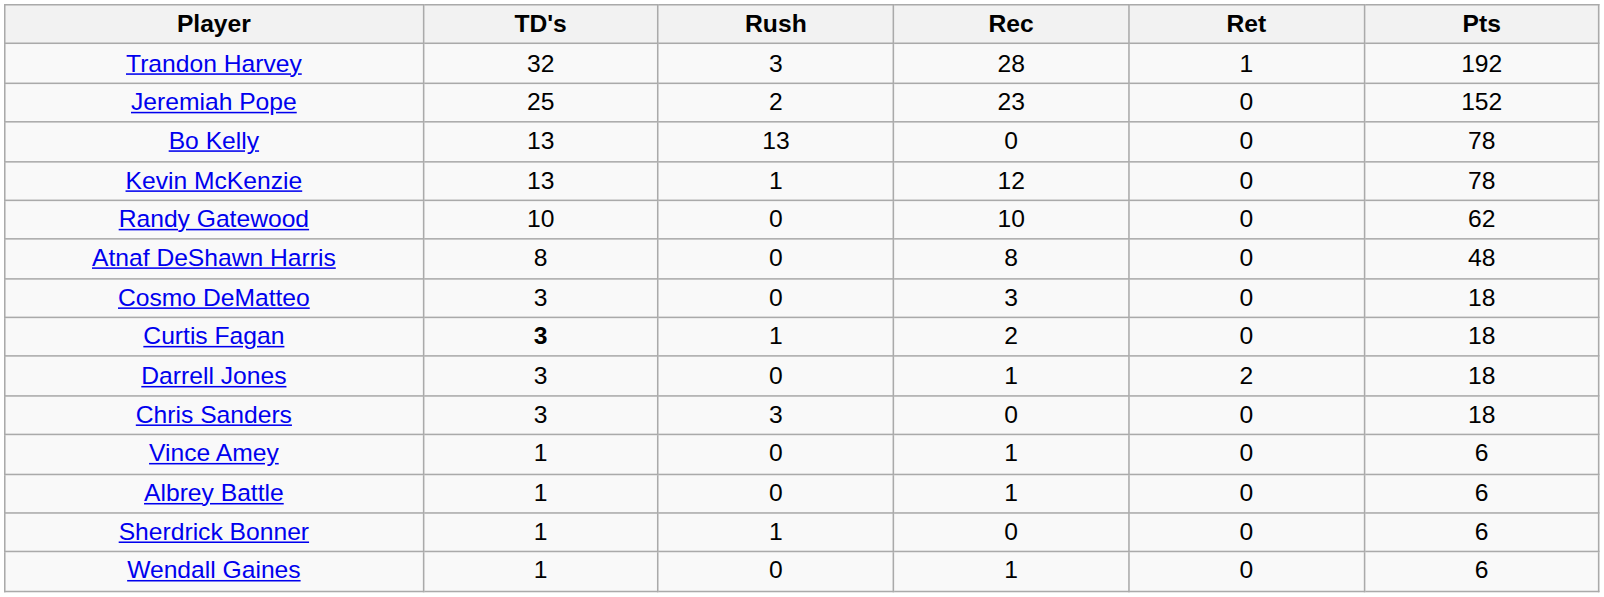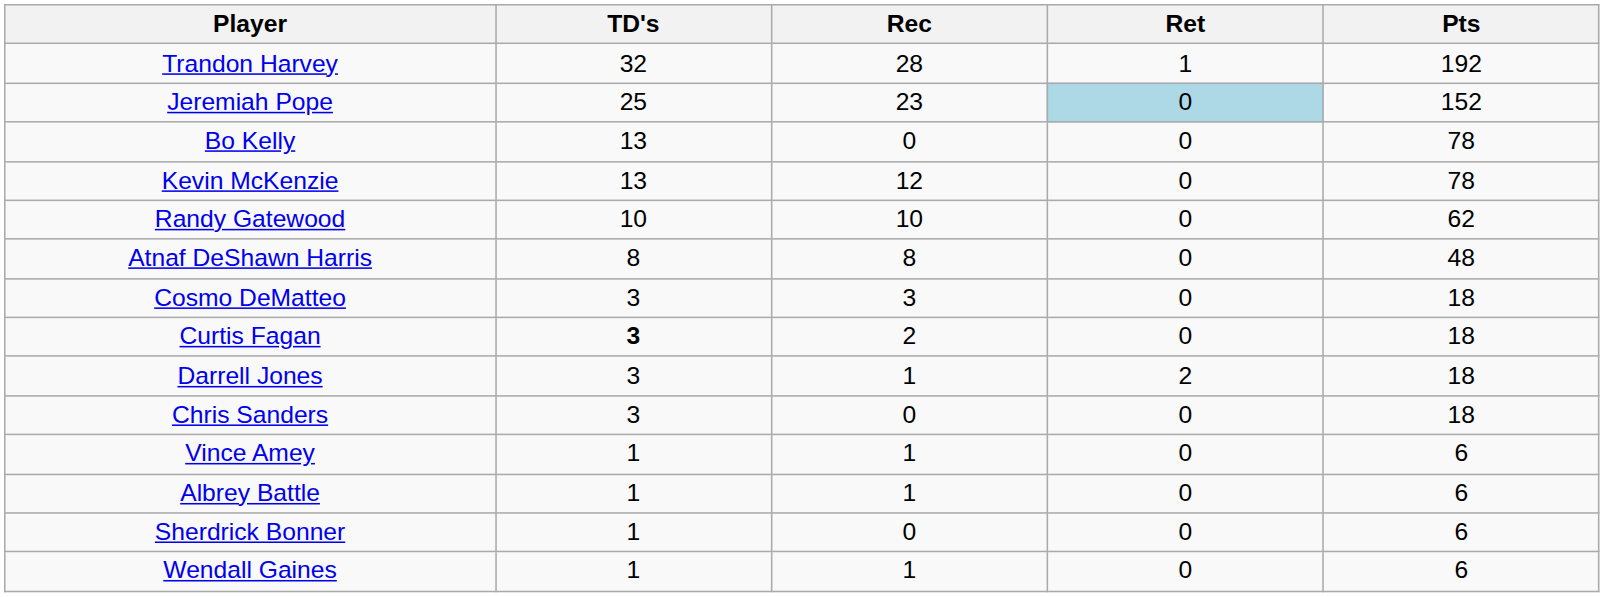- column: (776, 24)
(1246, 102) no background -> (1185, 102) lightblue background
